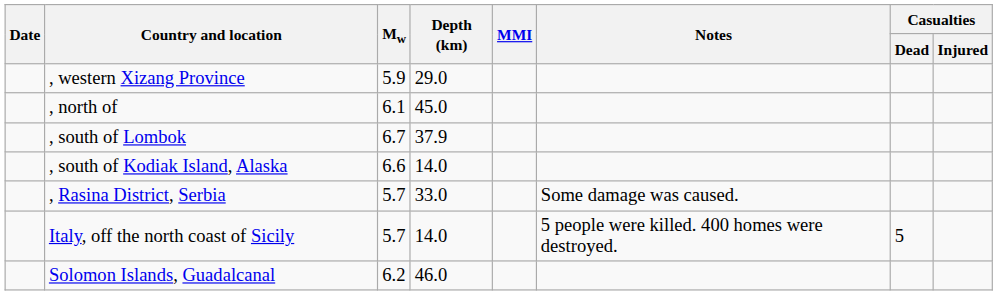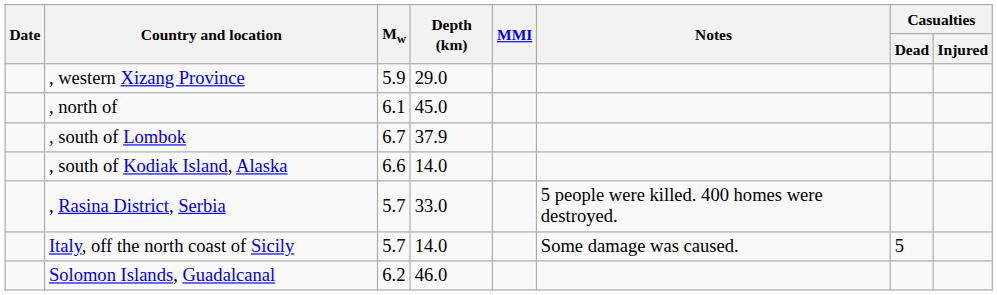(640, 195) Some damage was caused. -> (682, 206) 5 people were killed. 400 homes were destroyed.
(682, 235) 5 people were killed. 400 homes were destroyed. -> (640, 246) Some damage was caused.
